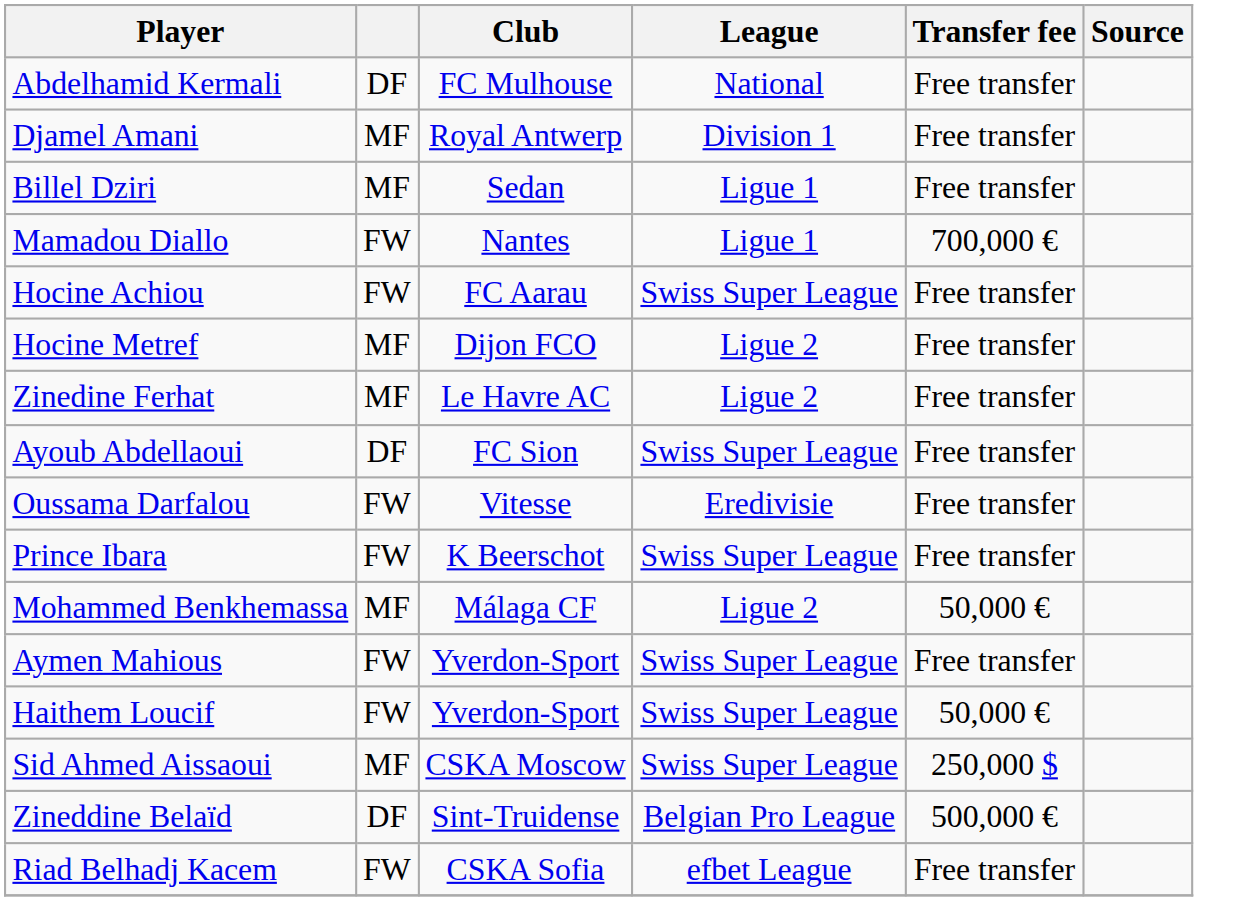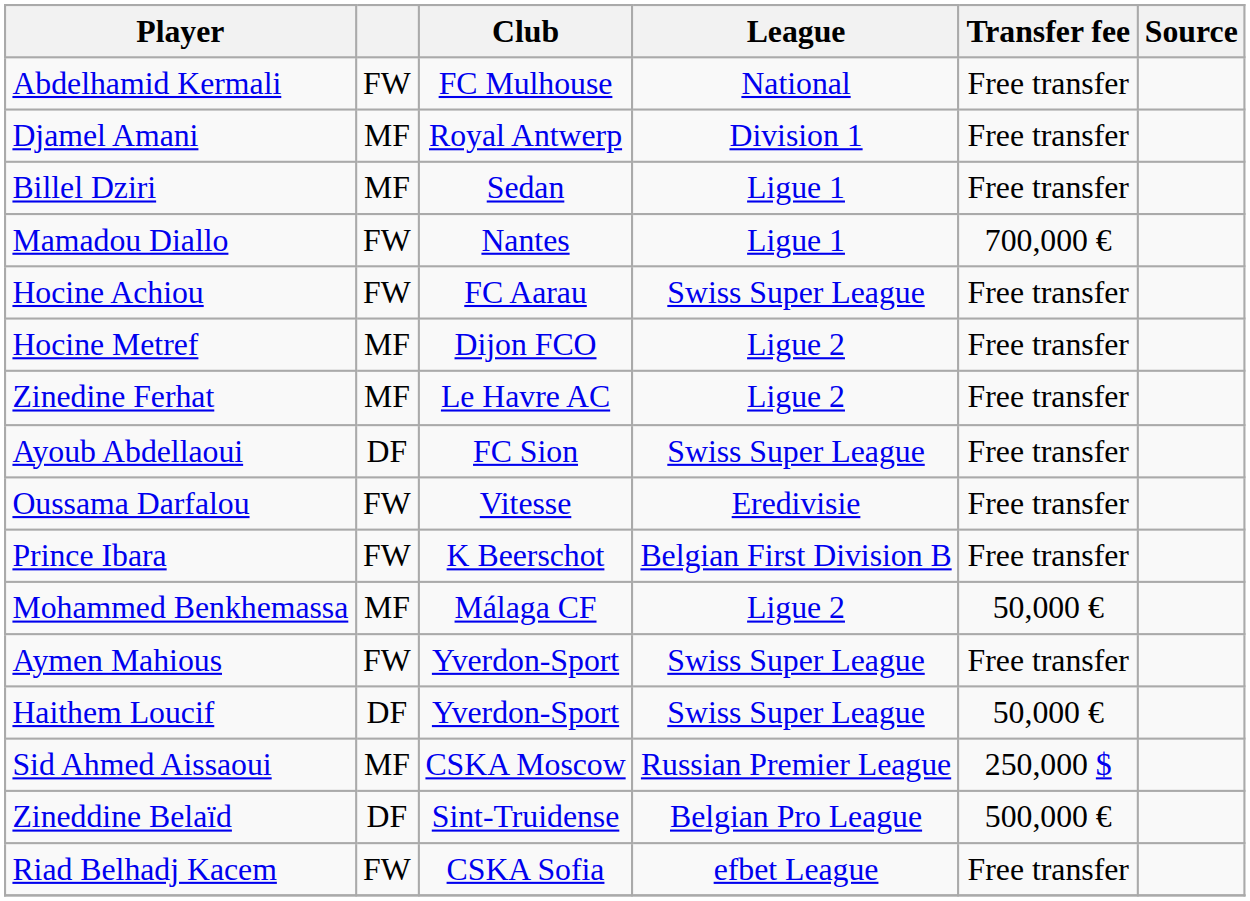(387, 83) DF -> (387, 83) FW
(769, 554) Swiss Super League -> (796, 554) Belgian First Division B
(387, 711) FW -> (387, 711) DF
(769, 764) Swiss Super League -> (796, 764) Russian Premier League
